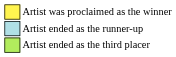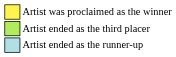rows swapped: (83, 28) <-> (86, 45)
